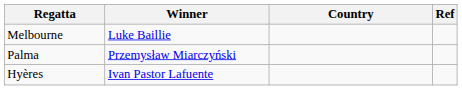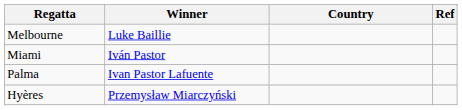+ row: (24, 54)
(172, 54) Przemysław Miarczyński -> (161, 74) Ivan Pastor Lafuente
(161, 74) Ivan Pastor Lafuente -> (172, 94) Przemysław Miarczyński
